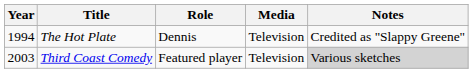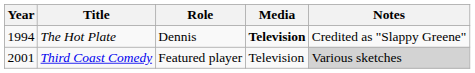(276, 36) normal -> (277, 36) bold
(21, 57) 2003 -> (21, 57) 2001
